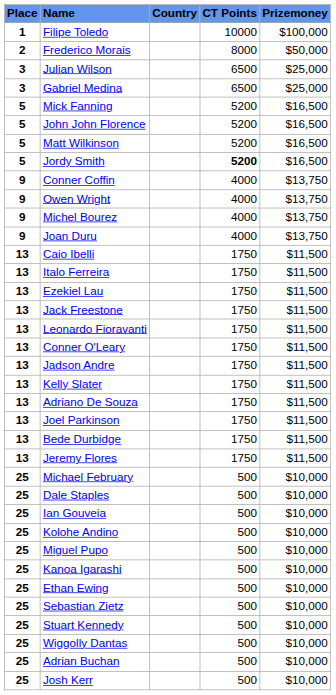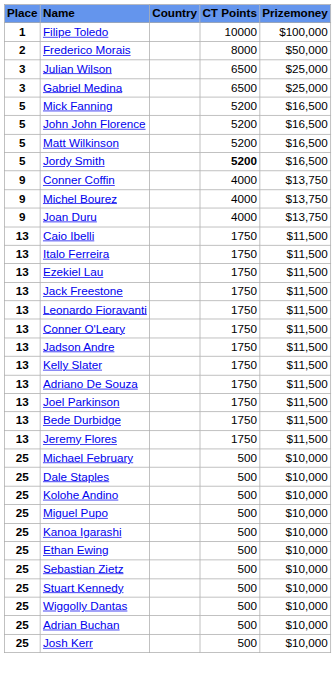- row: (77, 198)
- row: (74, 513)
